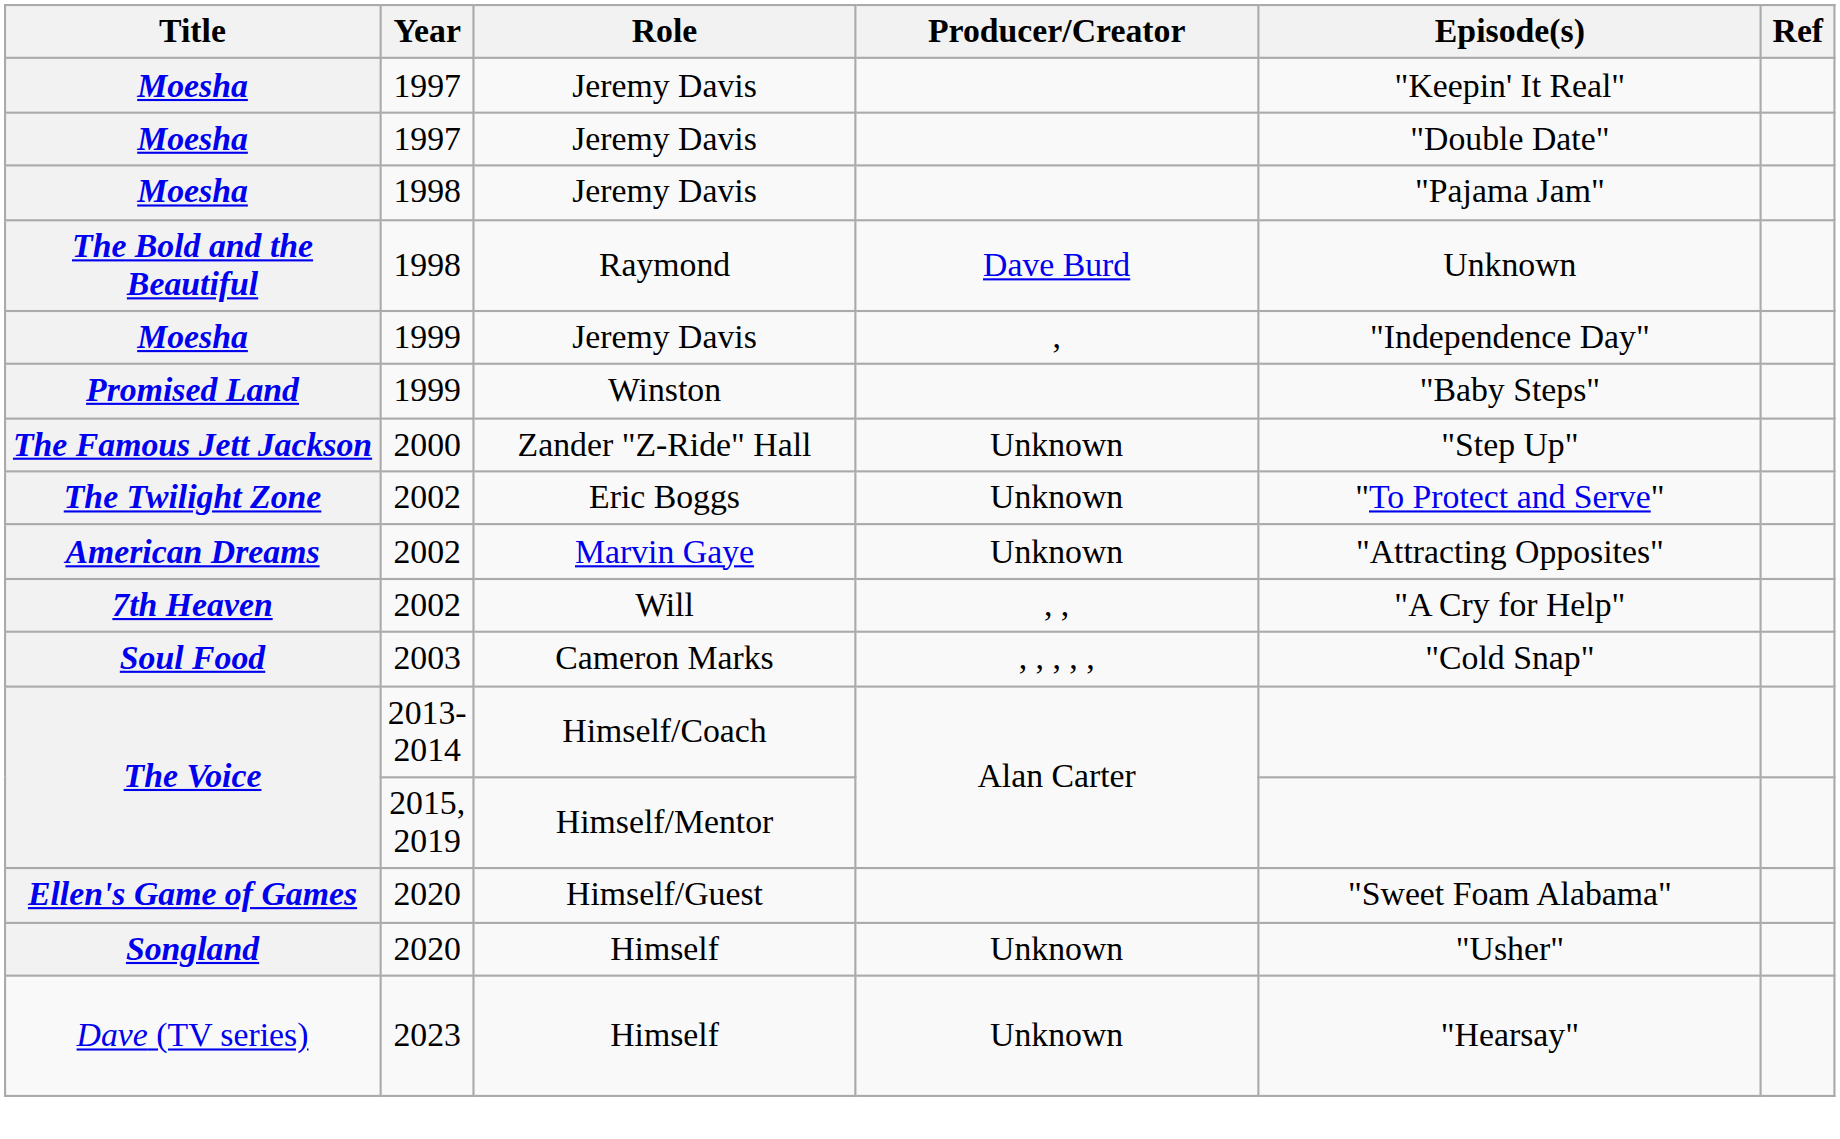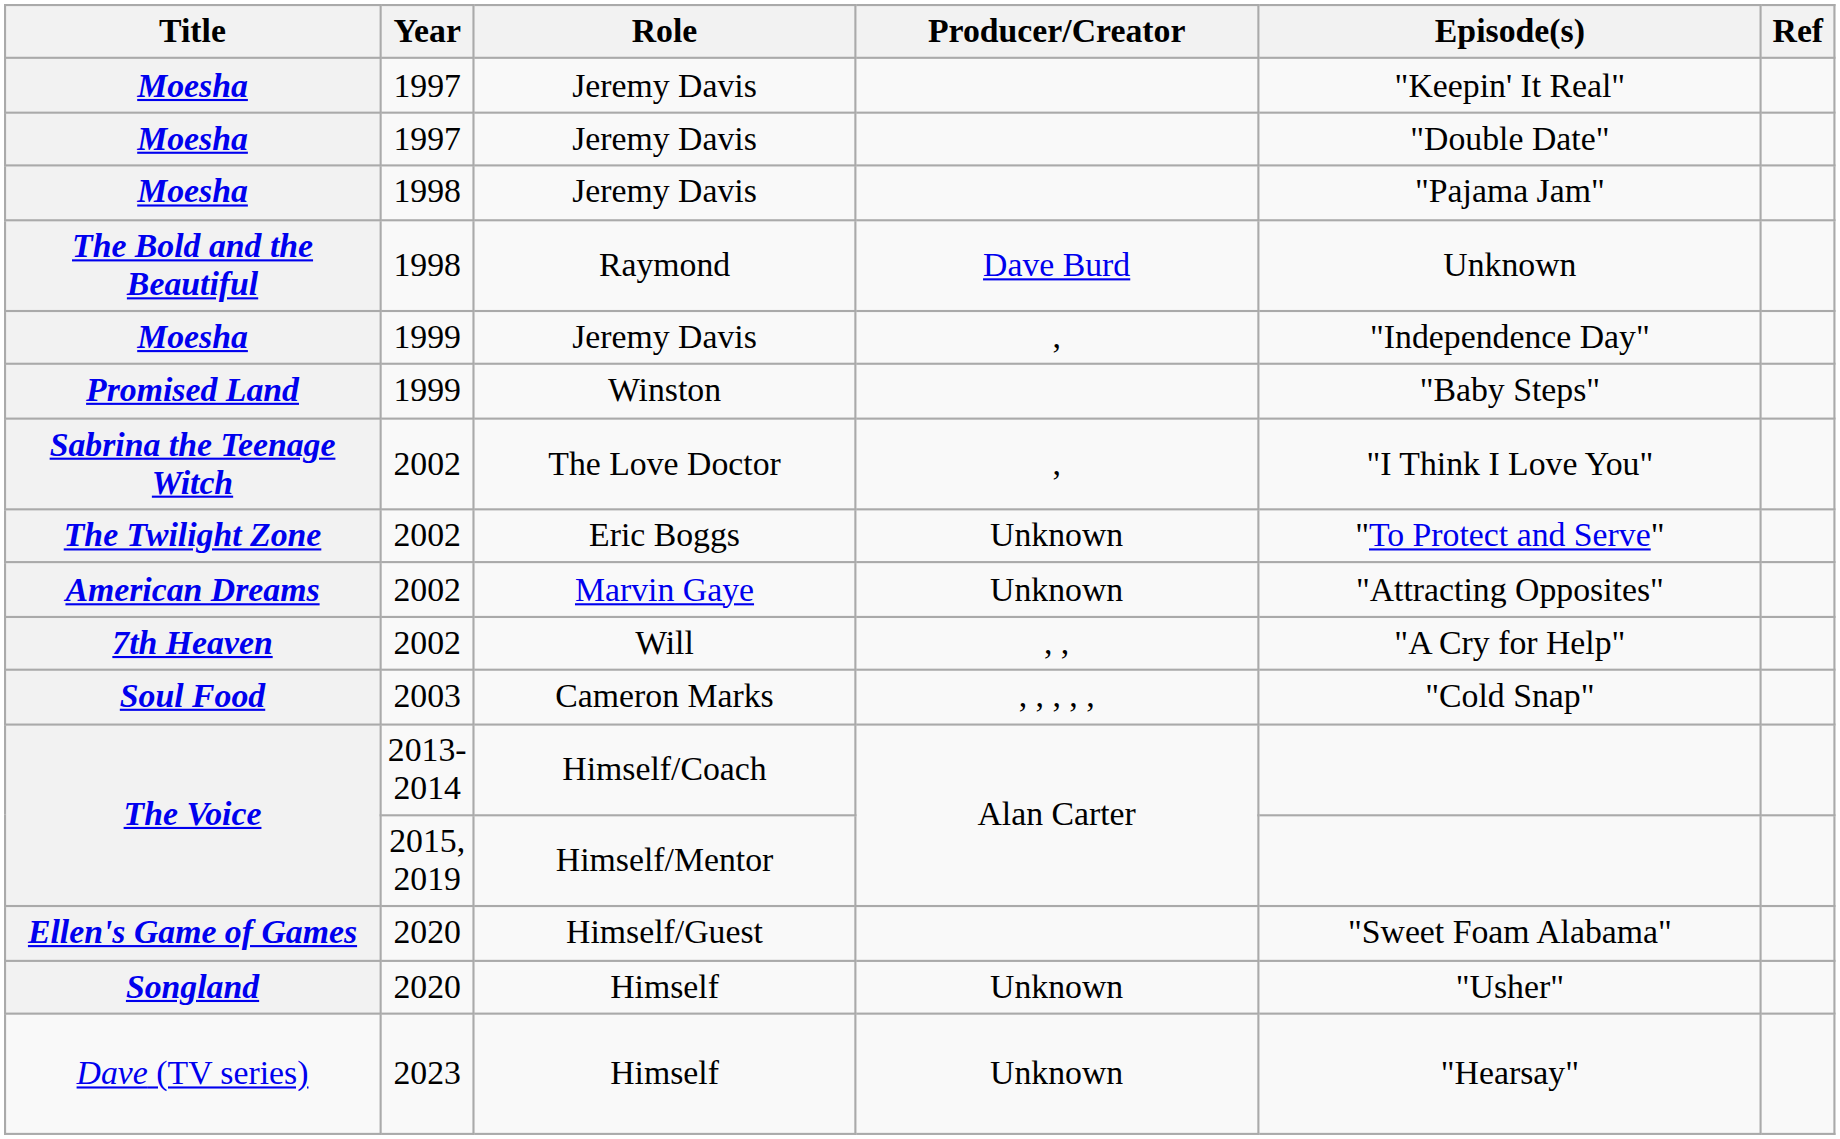- row: (193, 444)
+ row: (193, 463)
